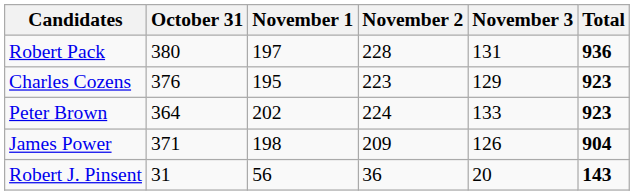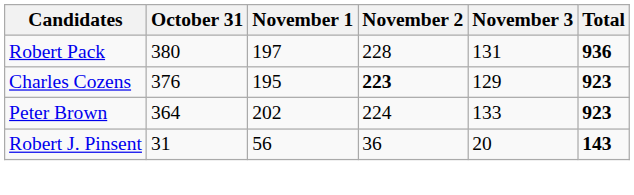(377, 81) normal -> (377, 81) bold
- row: (60, 143)
